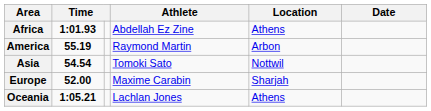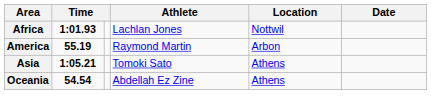(153, 30) Abdellah Ez Zine -> (147, 30) Lachlan Jones
(268, 30) Athens -> (268, 30) Nottwil
(78, 64) 54.54 -> (78, 64) 1:05.21
(268, 64) Nottwil -> (268, 64) Athens
- row: (28, 81)
(78, 98) 1:05.21 -> (78, 81) 54.54
(147, 98) Lachlan Jones -> (153, 81) Abdellah Ez Zine
